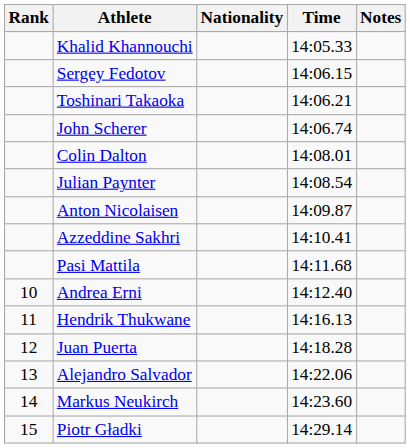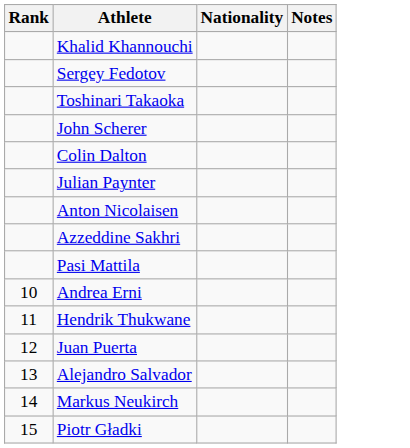- column: (322, 18)
